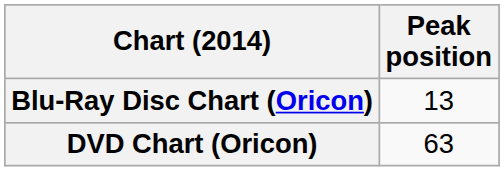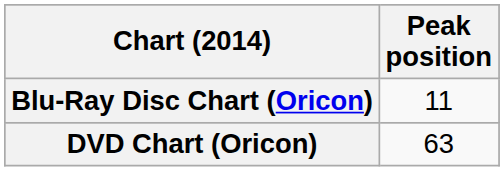(439, 100) 13 -> (439, 100) 11
